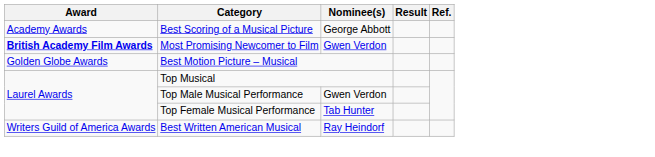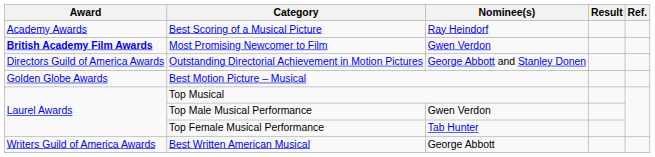(357, 29) George Abbott -> (458, 29) Ray Heindorf
+ row: (296, 62)
(354, 128) Ray Heindorf -> (461, 144) George Abbott
